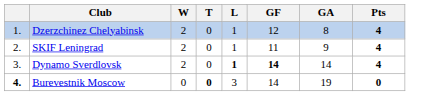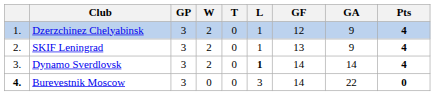+ column: (183, 13)
(326, 30) 8 -> (351, 30) 9
(273, 47) 11 -> (299, 47) 13
(273, 64) bold -> (299, 64) normal
(209, 82) bold -> (234, 82) normal
(326, 82) 19 -> (351, 82) 22
